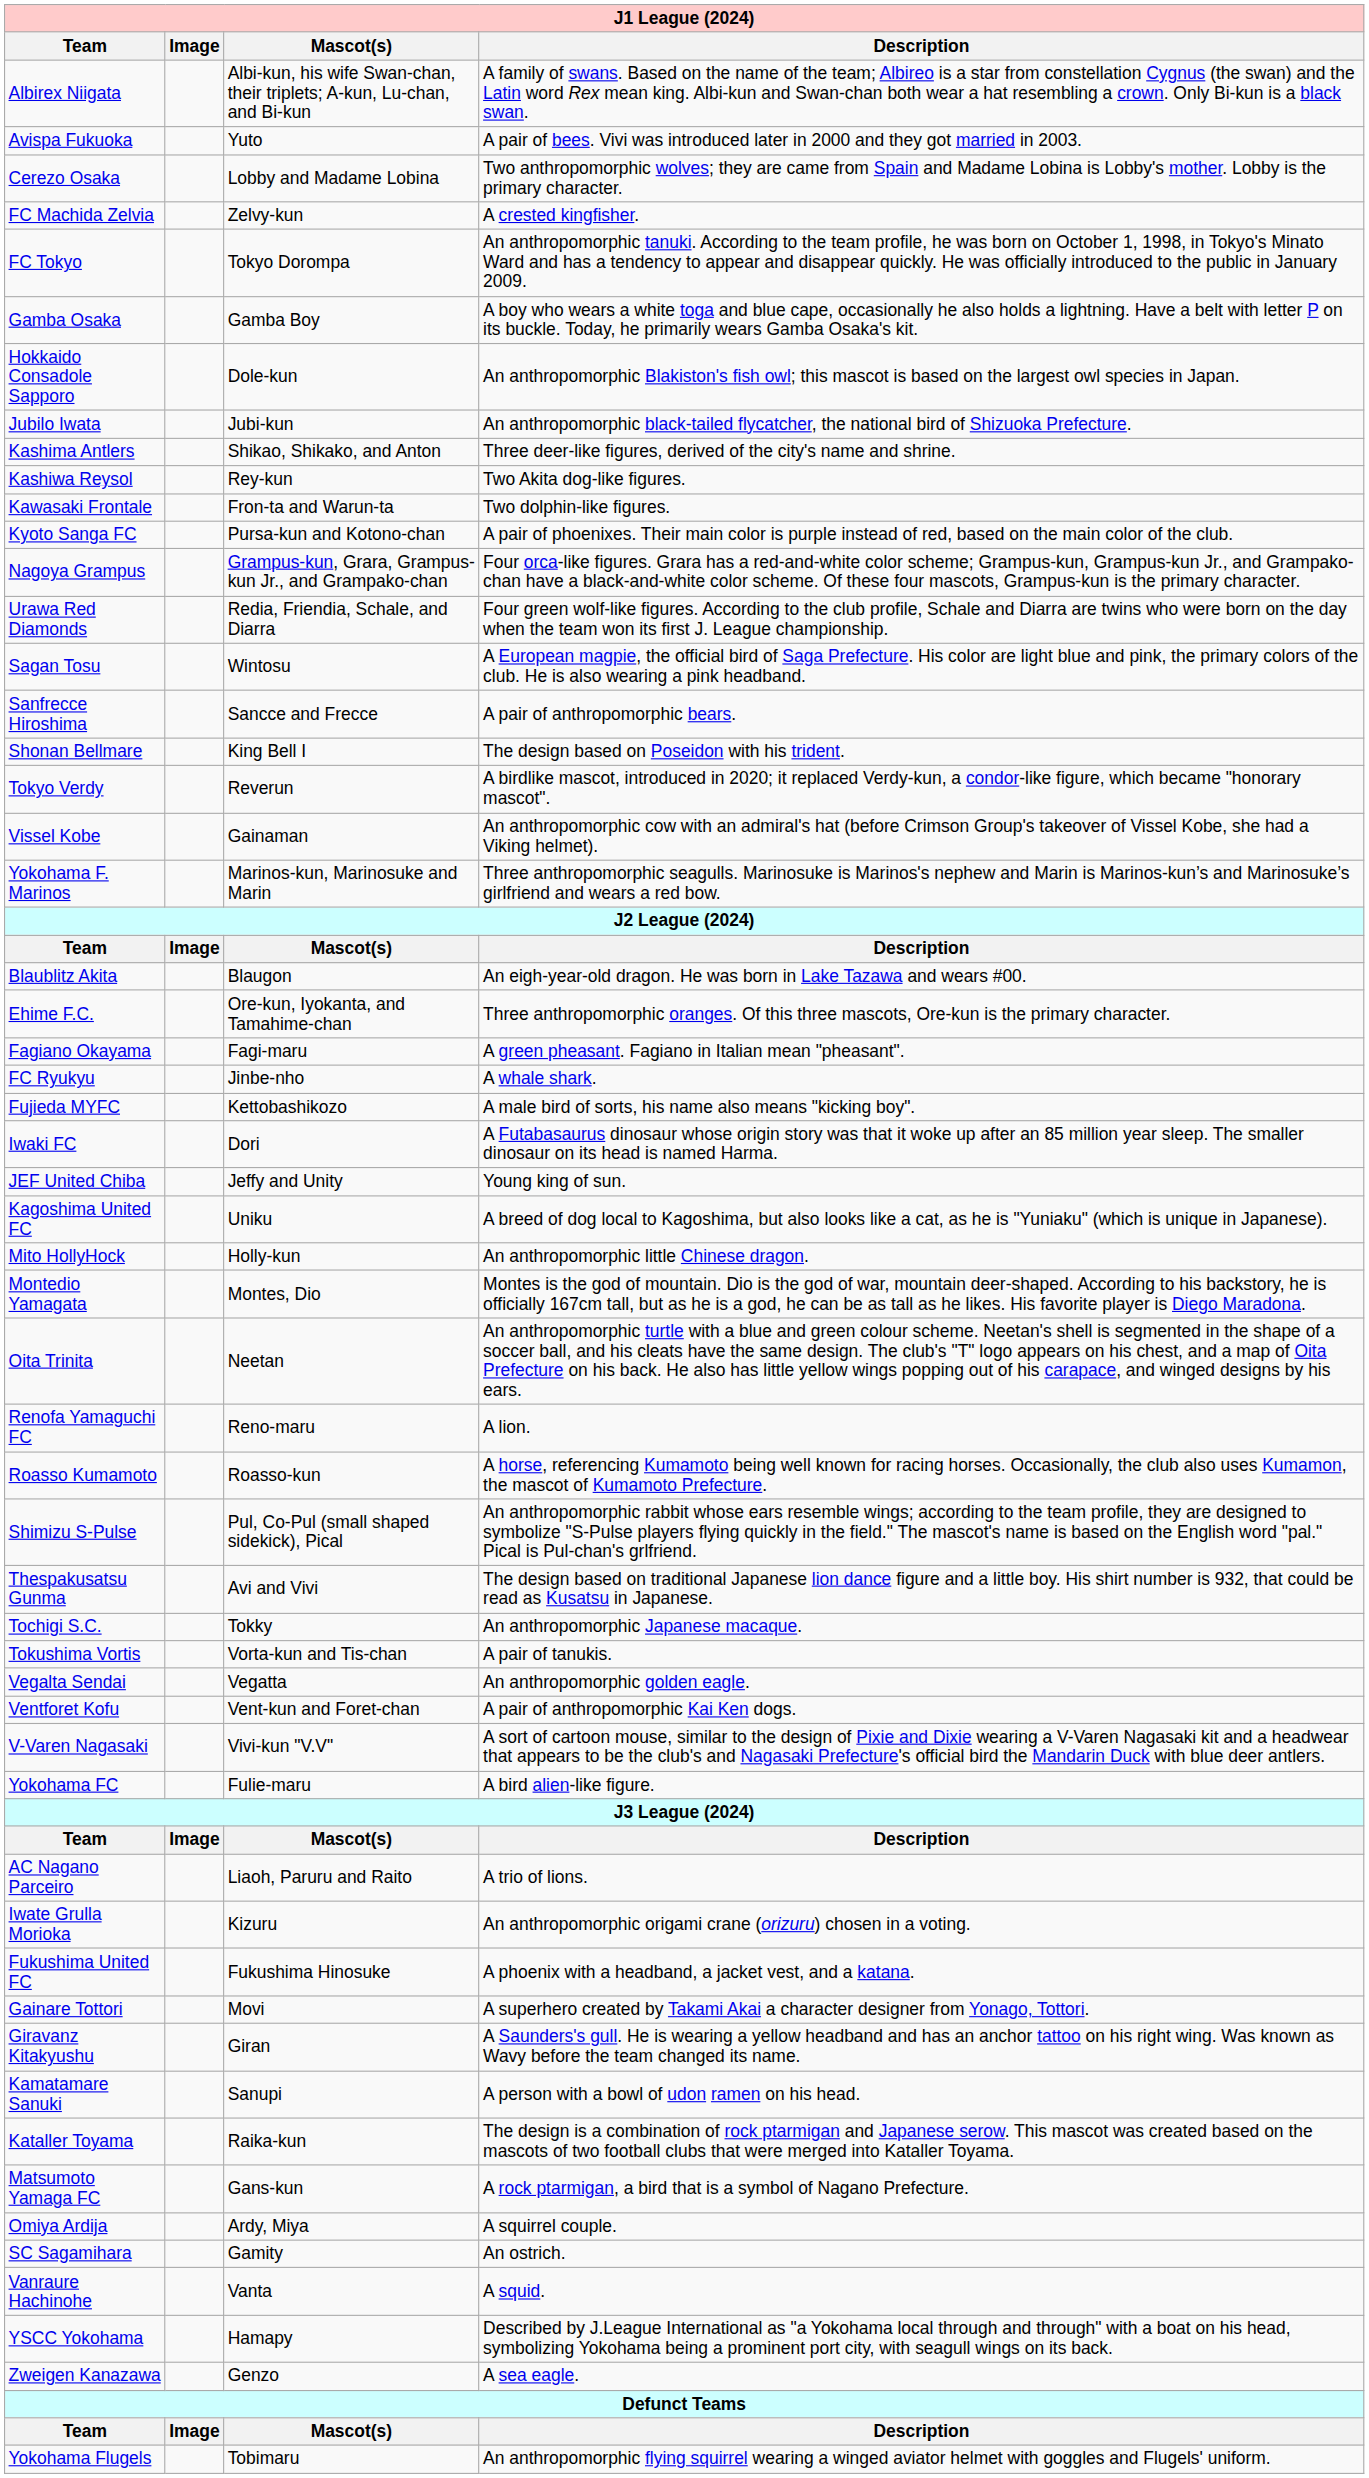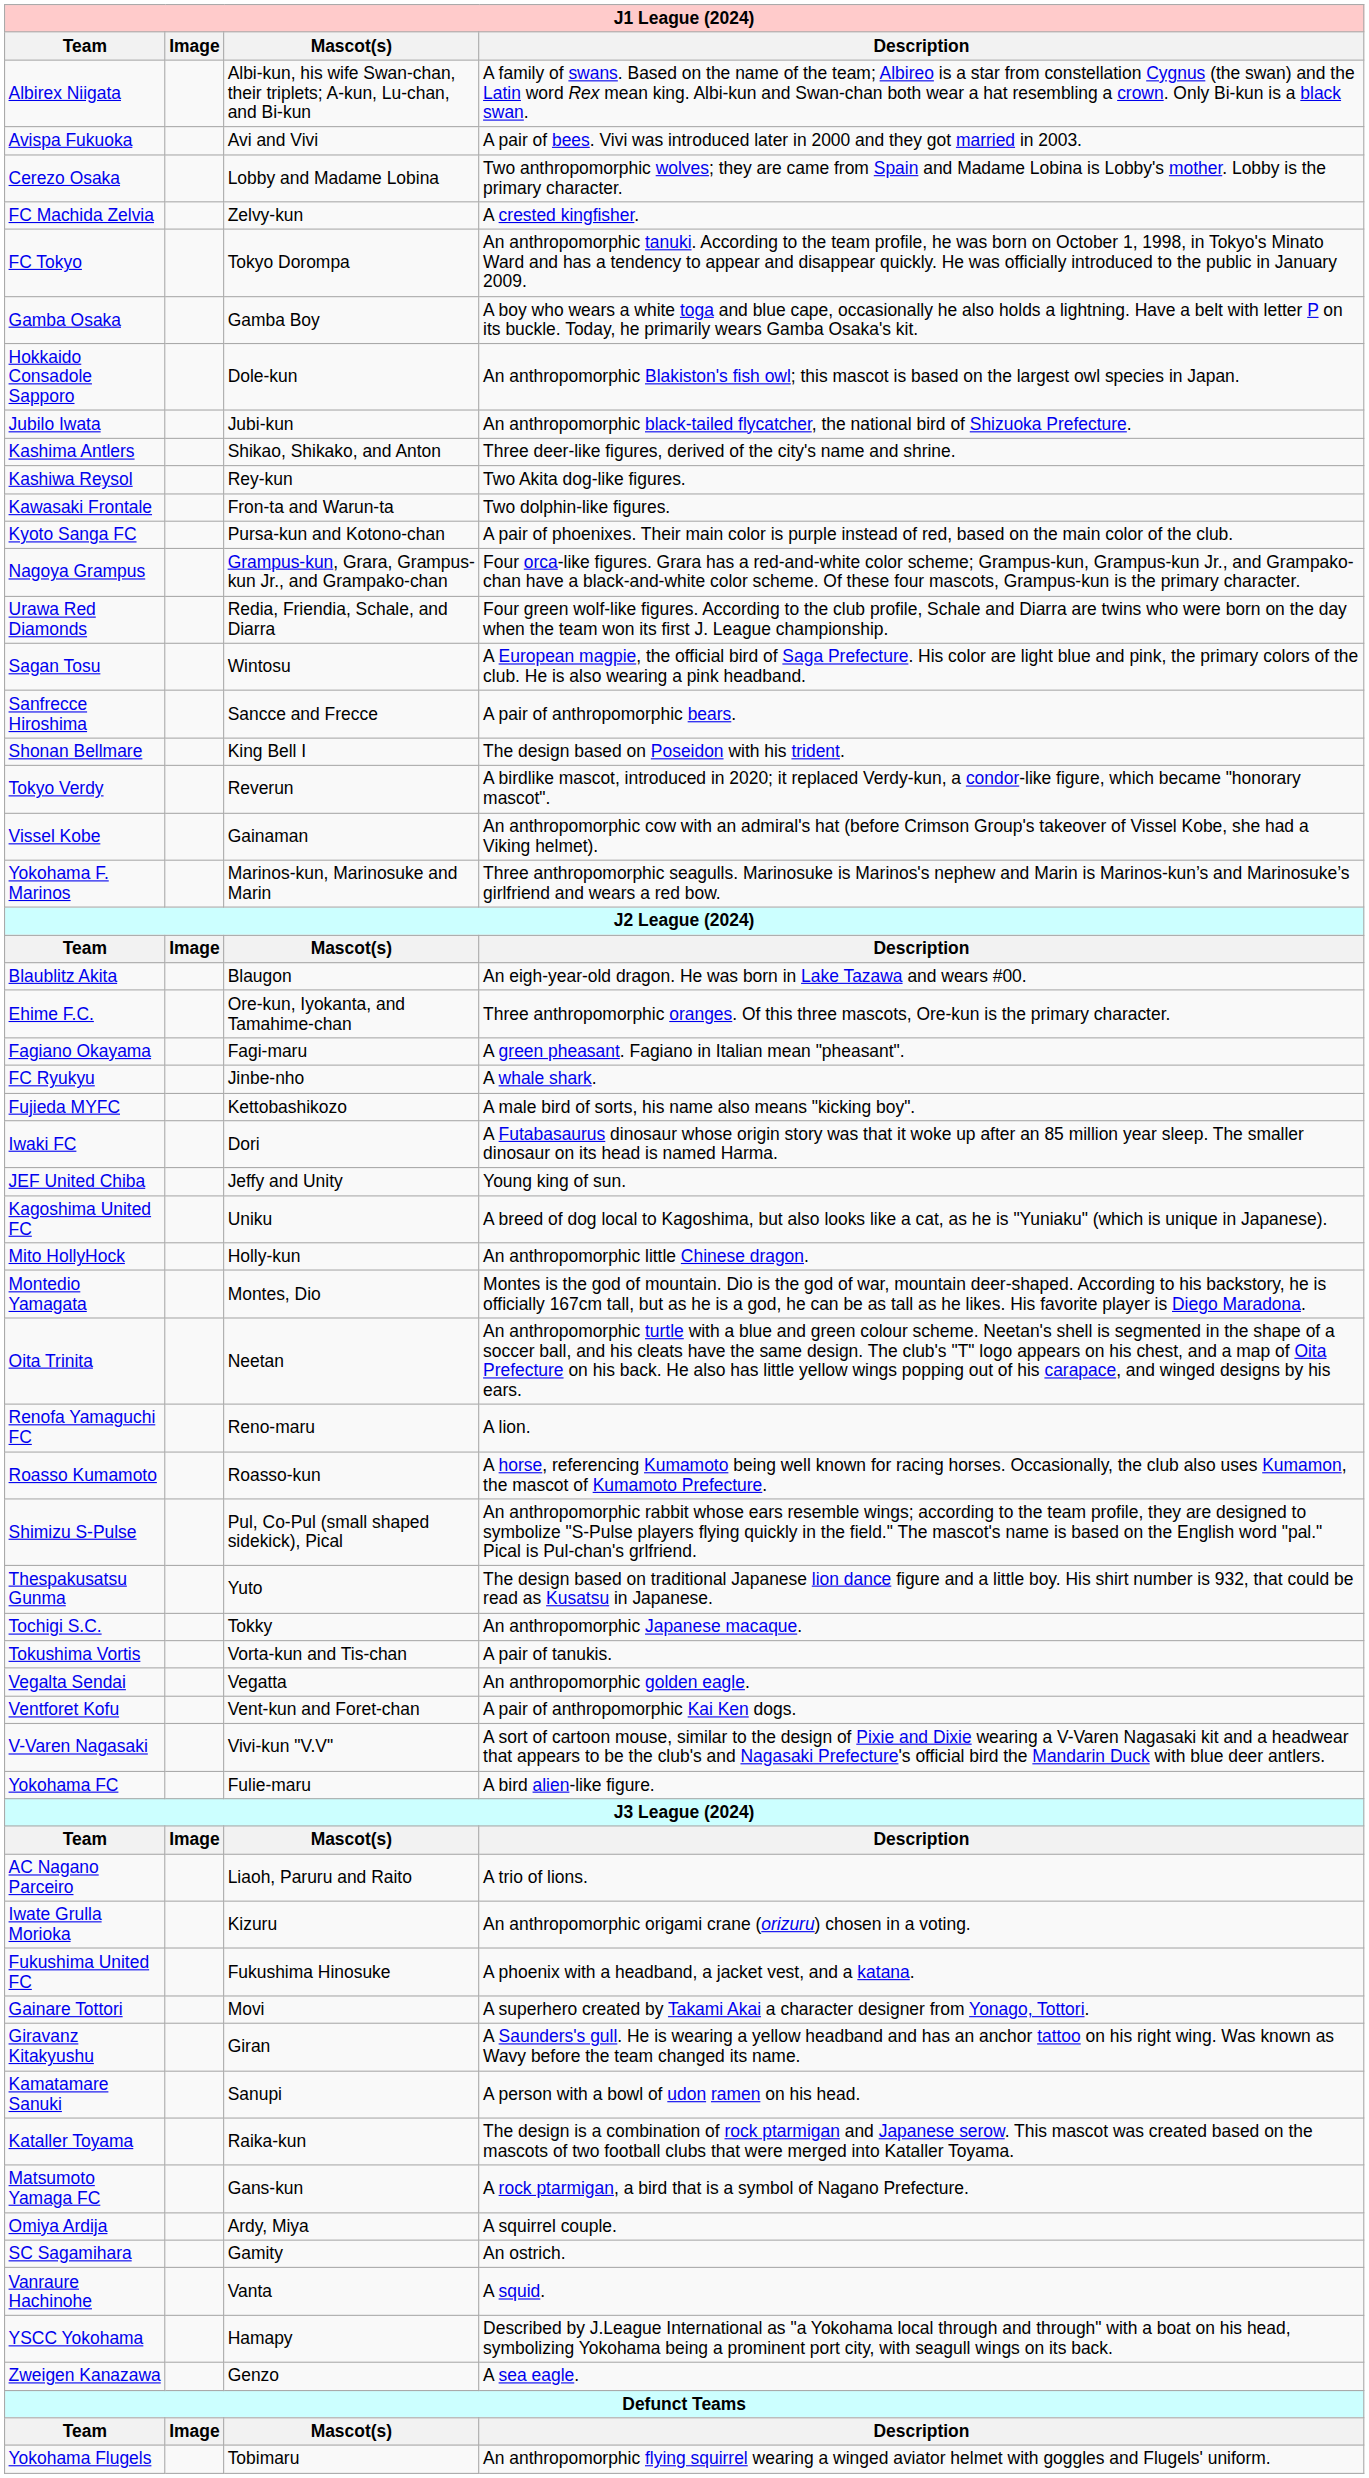(245, 140) Yuto -> (273, 140) Avi and Vivi
(273, 1589) Avi and Vivi -> (245, 1589) Yuto
